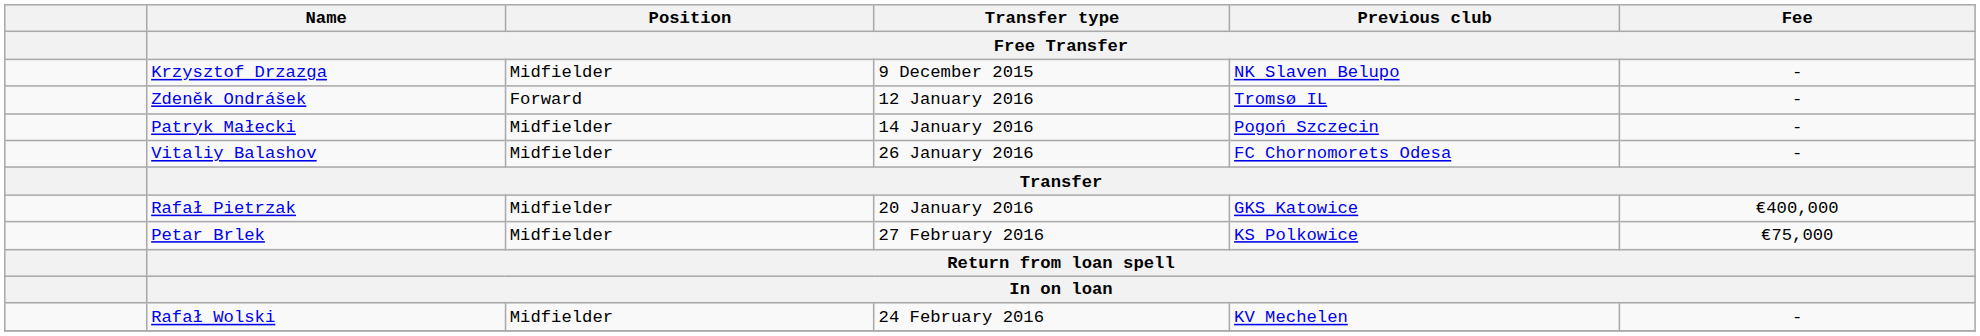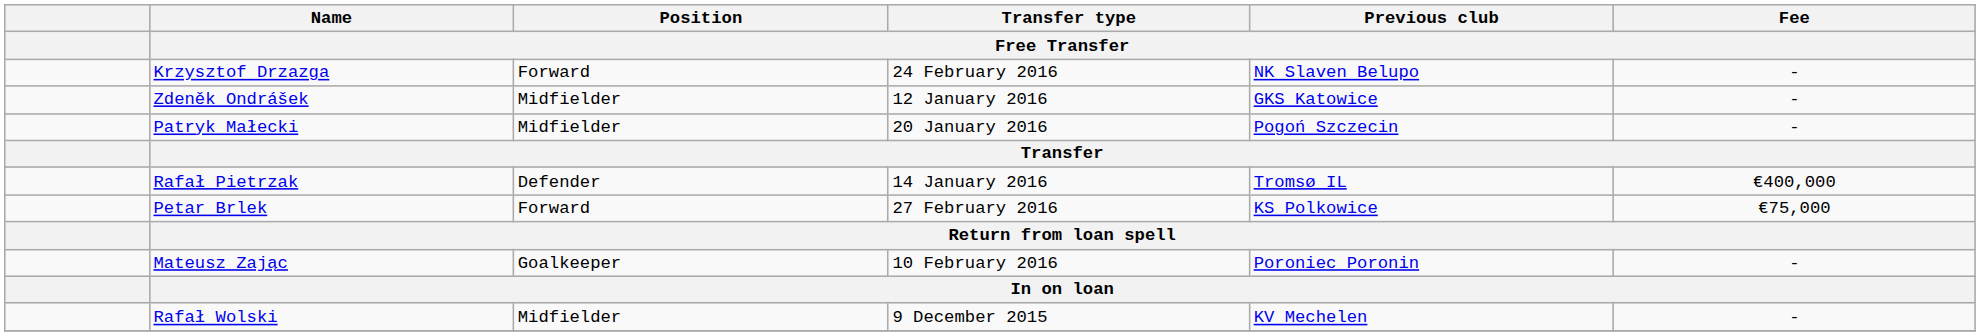(561, 73) Midfielder -> (554, 73) Forward
(956, 73) 9 December 2015 -> (975, 73) 24 February 2016
(546, 100) Forward -> (569, 100) Midfielder
(1281, 100) Tromsø IL -> (1316, 100) GKS Katowice
(956, 127) 14 January 2016 -> (970, 127) 20 January 2016
- row: (234, 154)
(561, 208) Midfielder -> (559, 181) Defender
(956, 208) 20 January 2016 -> (970, 181) 14 January 2016
(1296, 208) GKS Katowice -> (1300, 181) Tromsø IL
(561, 236) Midfielder -> (554, 208) Forward
+ row: (221, 263)
(961, 317) 24 February 2016 -> (970, 317) 9 December 2015
